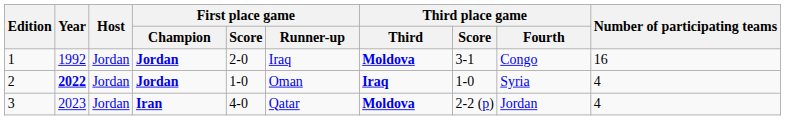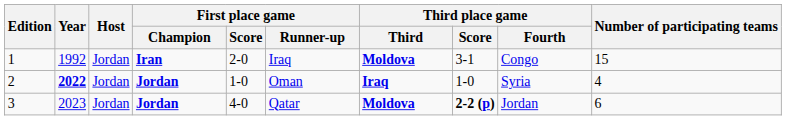(157, 59) Jordan -> (149, 59) Iran
(601, 59) 16 -> (601, 59) 15
(149, 103) Iran -> (157, 103) Jordan
(475, 103) normal -> (475, 103) bold
(597, 103) 4 -> (598, 103) 6
